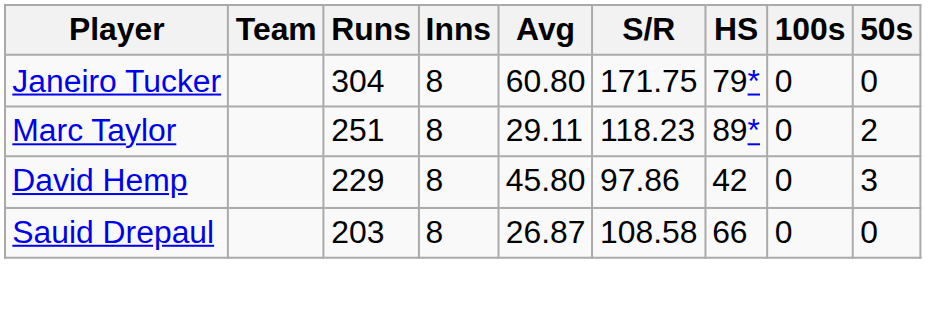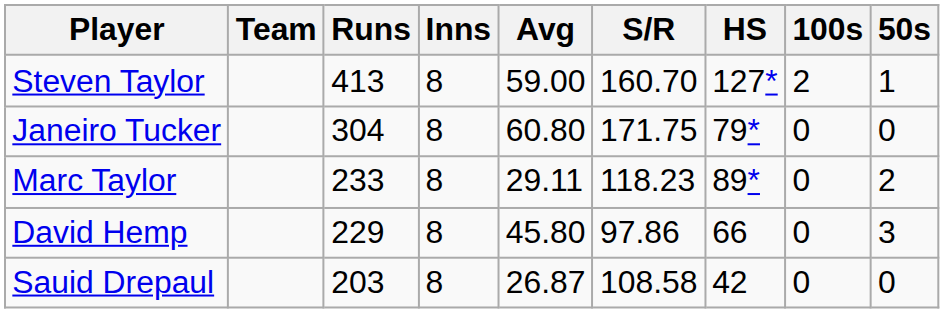+ row: (109, 80)
(358, 130) 251 -> (358, 181) 233
(730, 181) 42 -> (730, 231) 66
(730, 231) 66 -> (730, 282) 42
